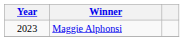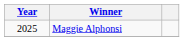(27, 28) 2023 -> (27, 28) 2025
